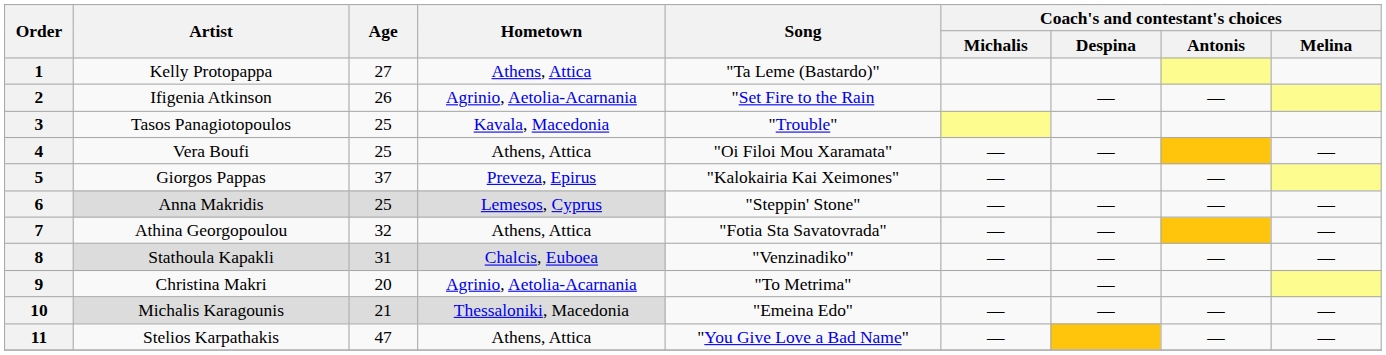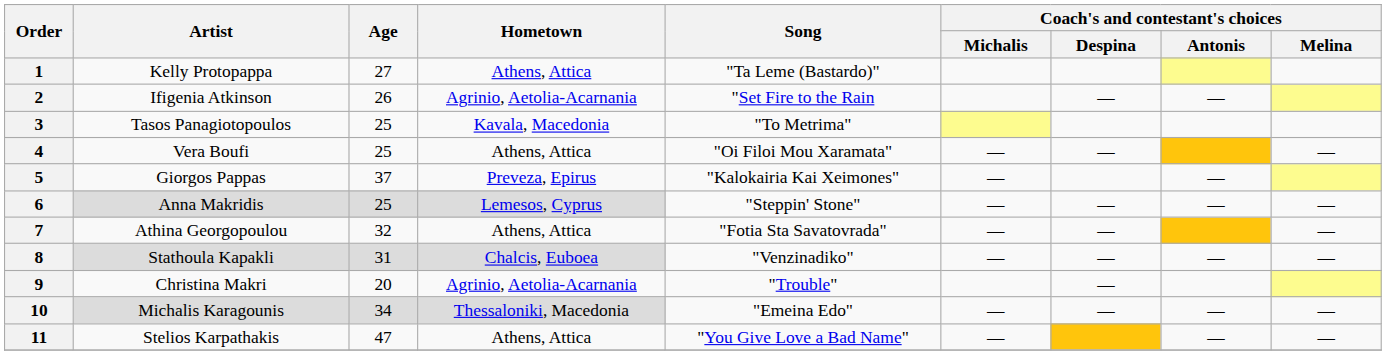(803, 124) "Trouble" -> (803, 124) "To Metrima"
(803, 284) "To Metrima" -> (803, 284) "Trouble"
(383, 310) 21 -> (383, 310) 34
